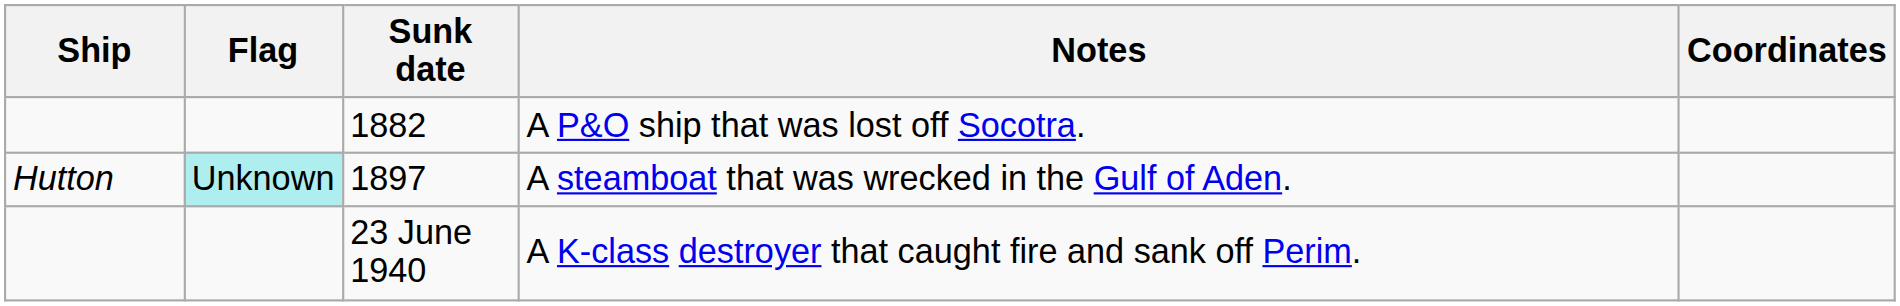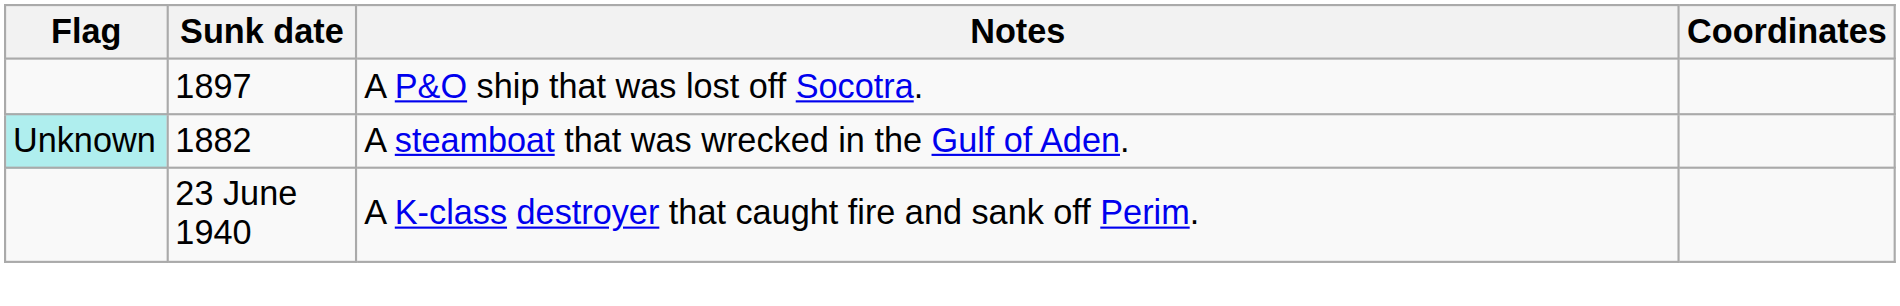- column: (94, 50)
(388, 124) 1882 -> (213, 85) 1897
(388, 178) 1897 -> (213, 140) 1882
